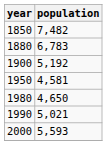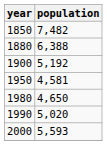(53, 47) 6,783 -> (53, 47) 6,388
(53, 115) 5,021 -> (53, 115) 5,020
